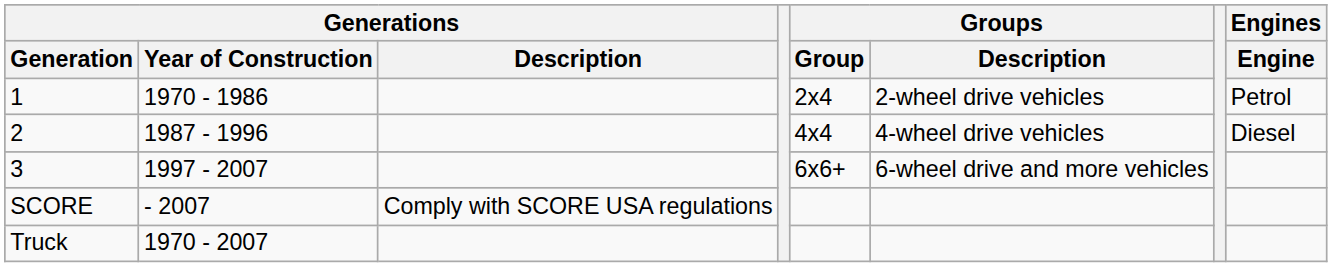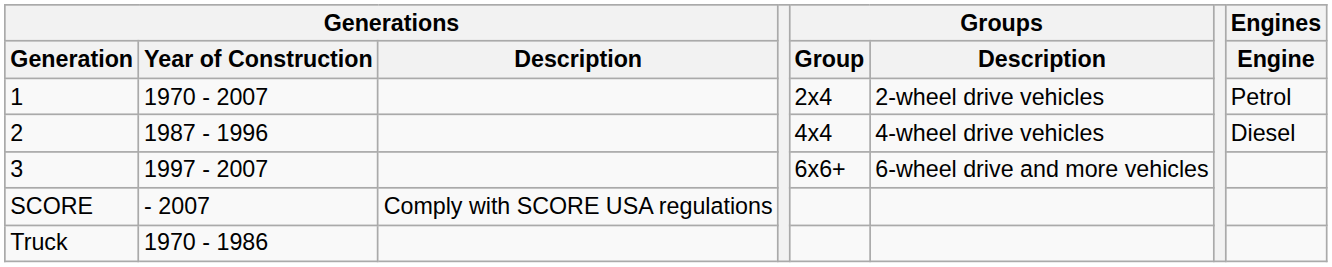(206, 96) 1970 - 1986 -> (206, 96) 1970 - 2007
(206, 243) 1970 - 2007 -> (206, 243) 1970 - 1986
